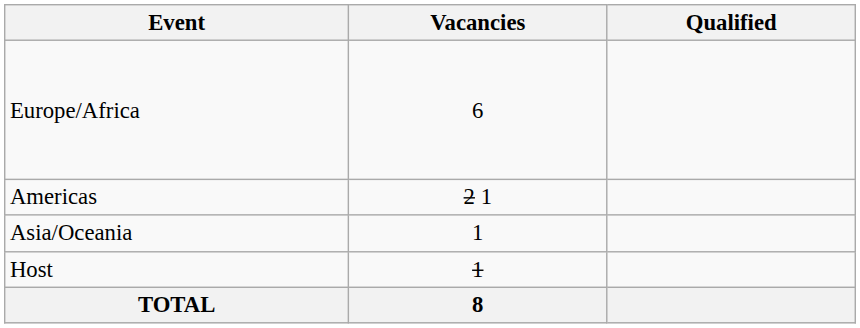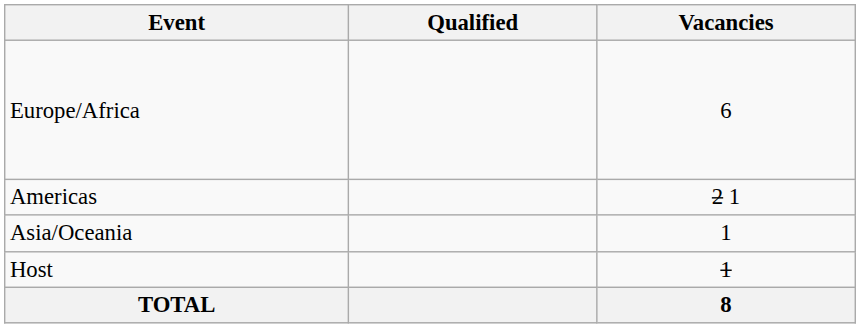columns swapped: (478, 22) <-> (731, 22)
